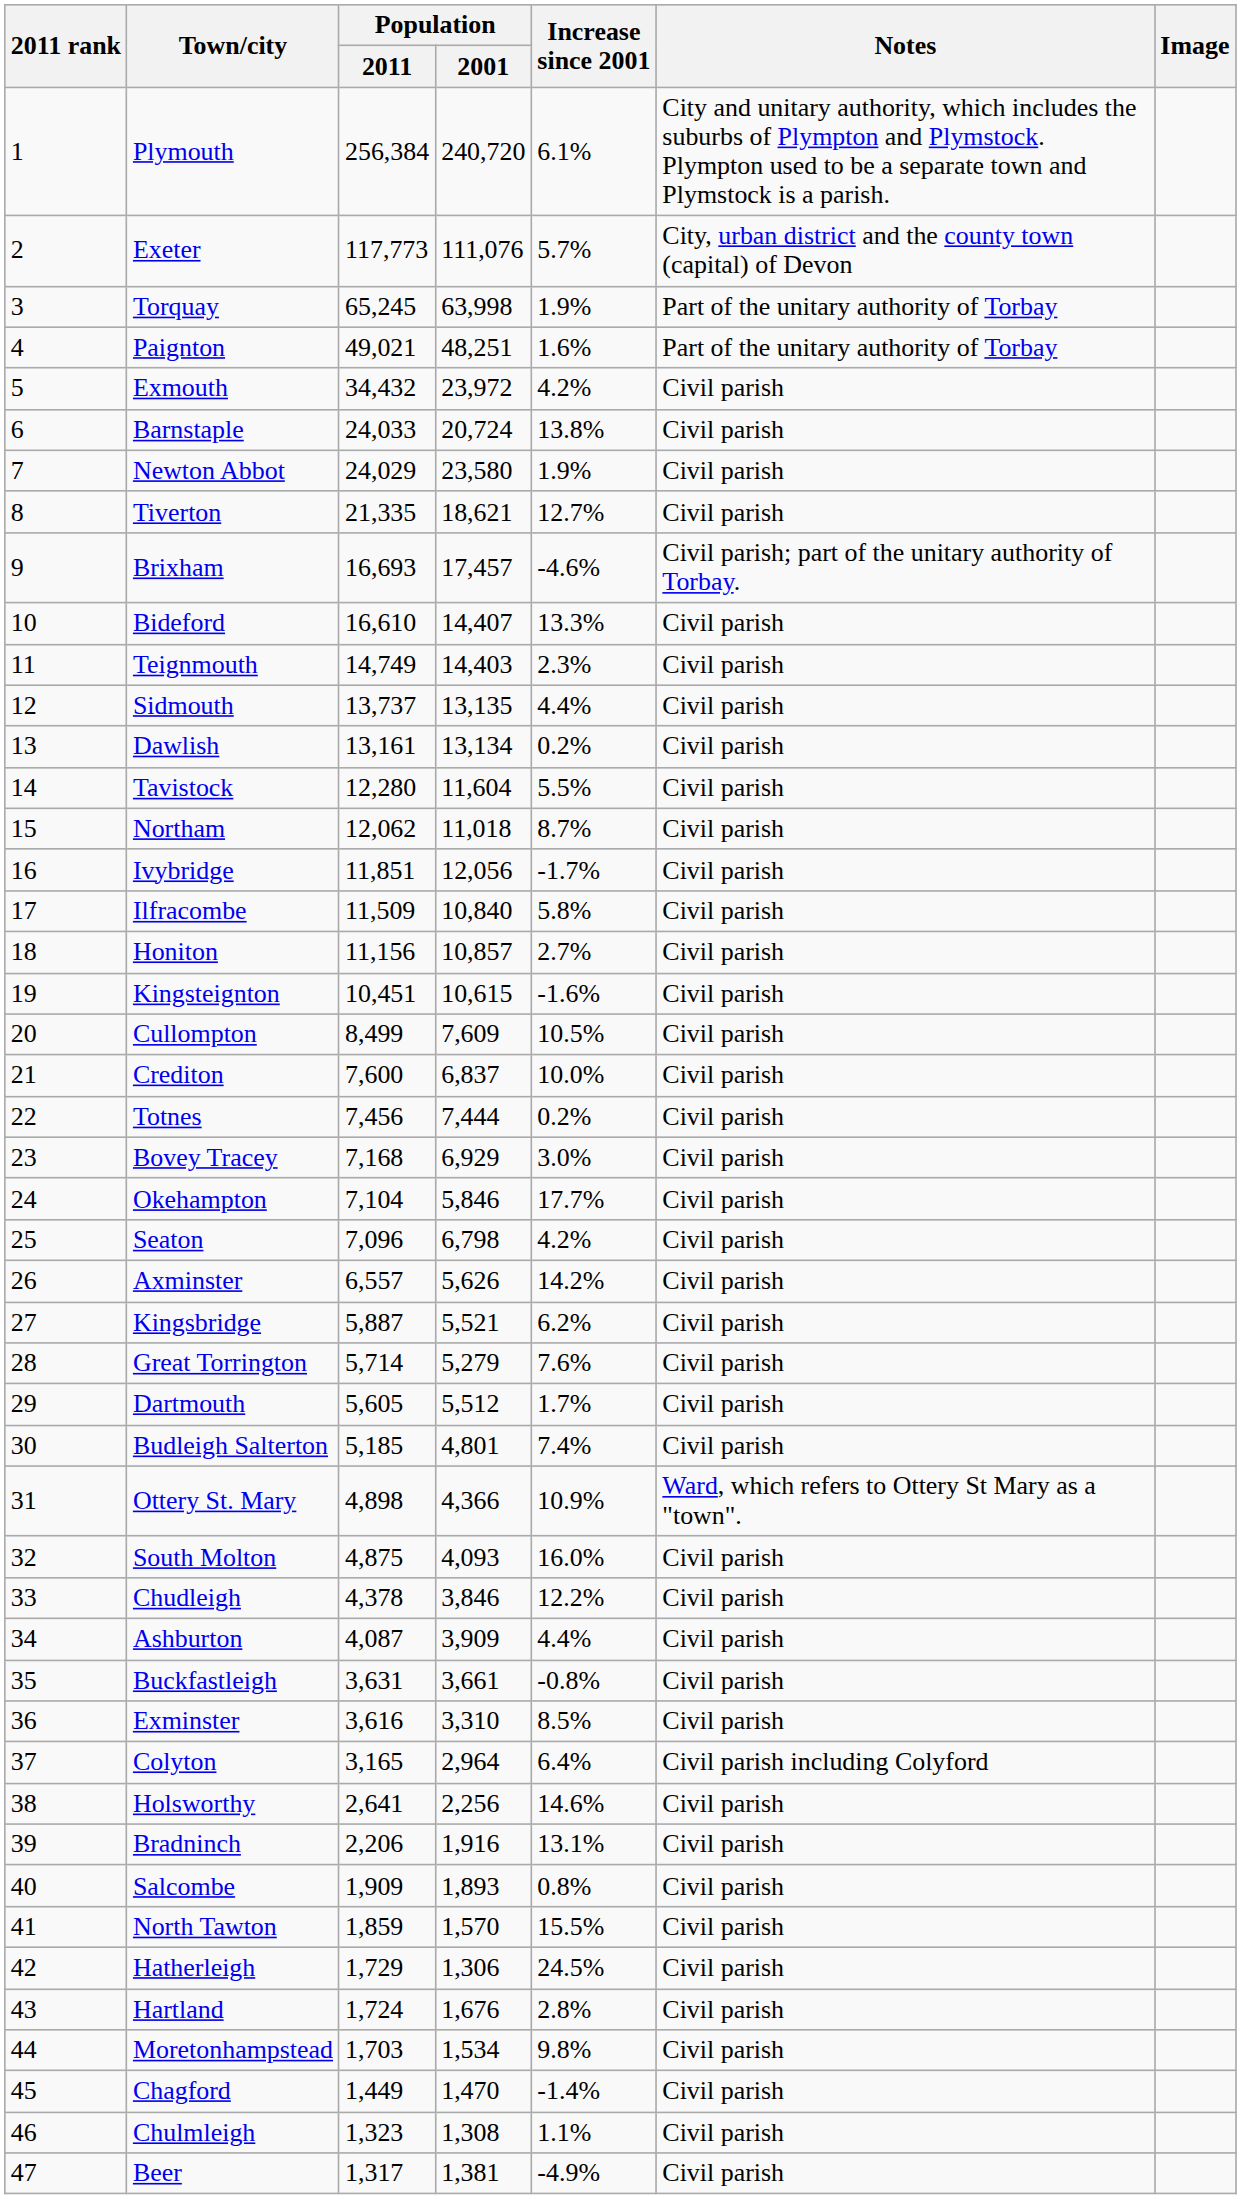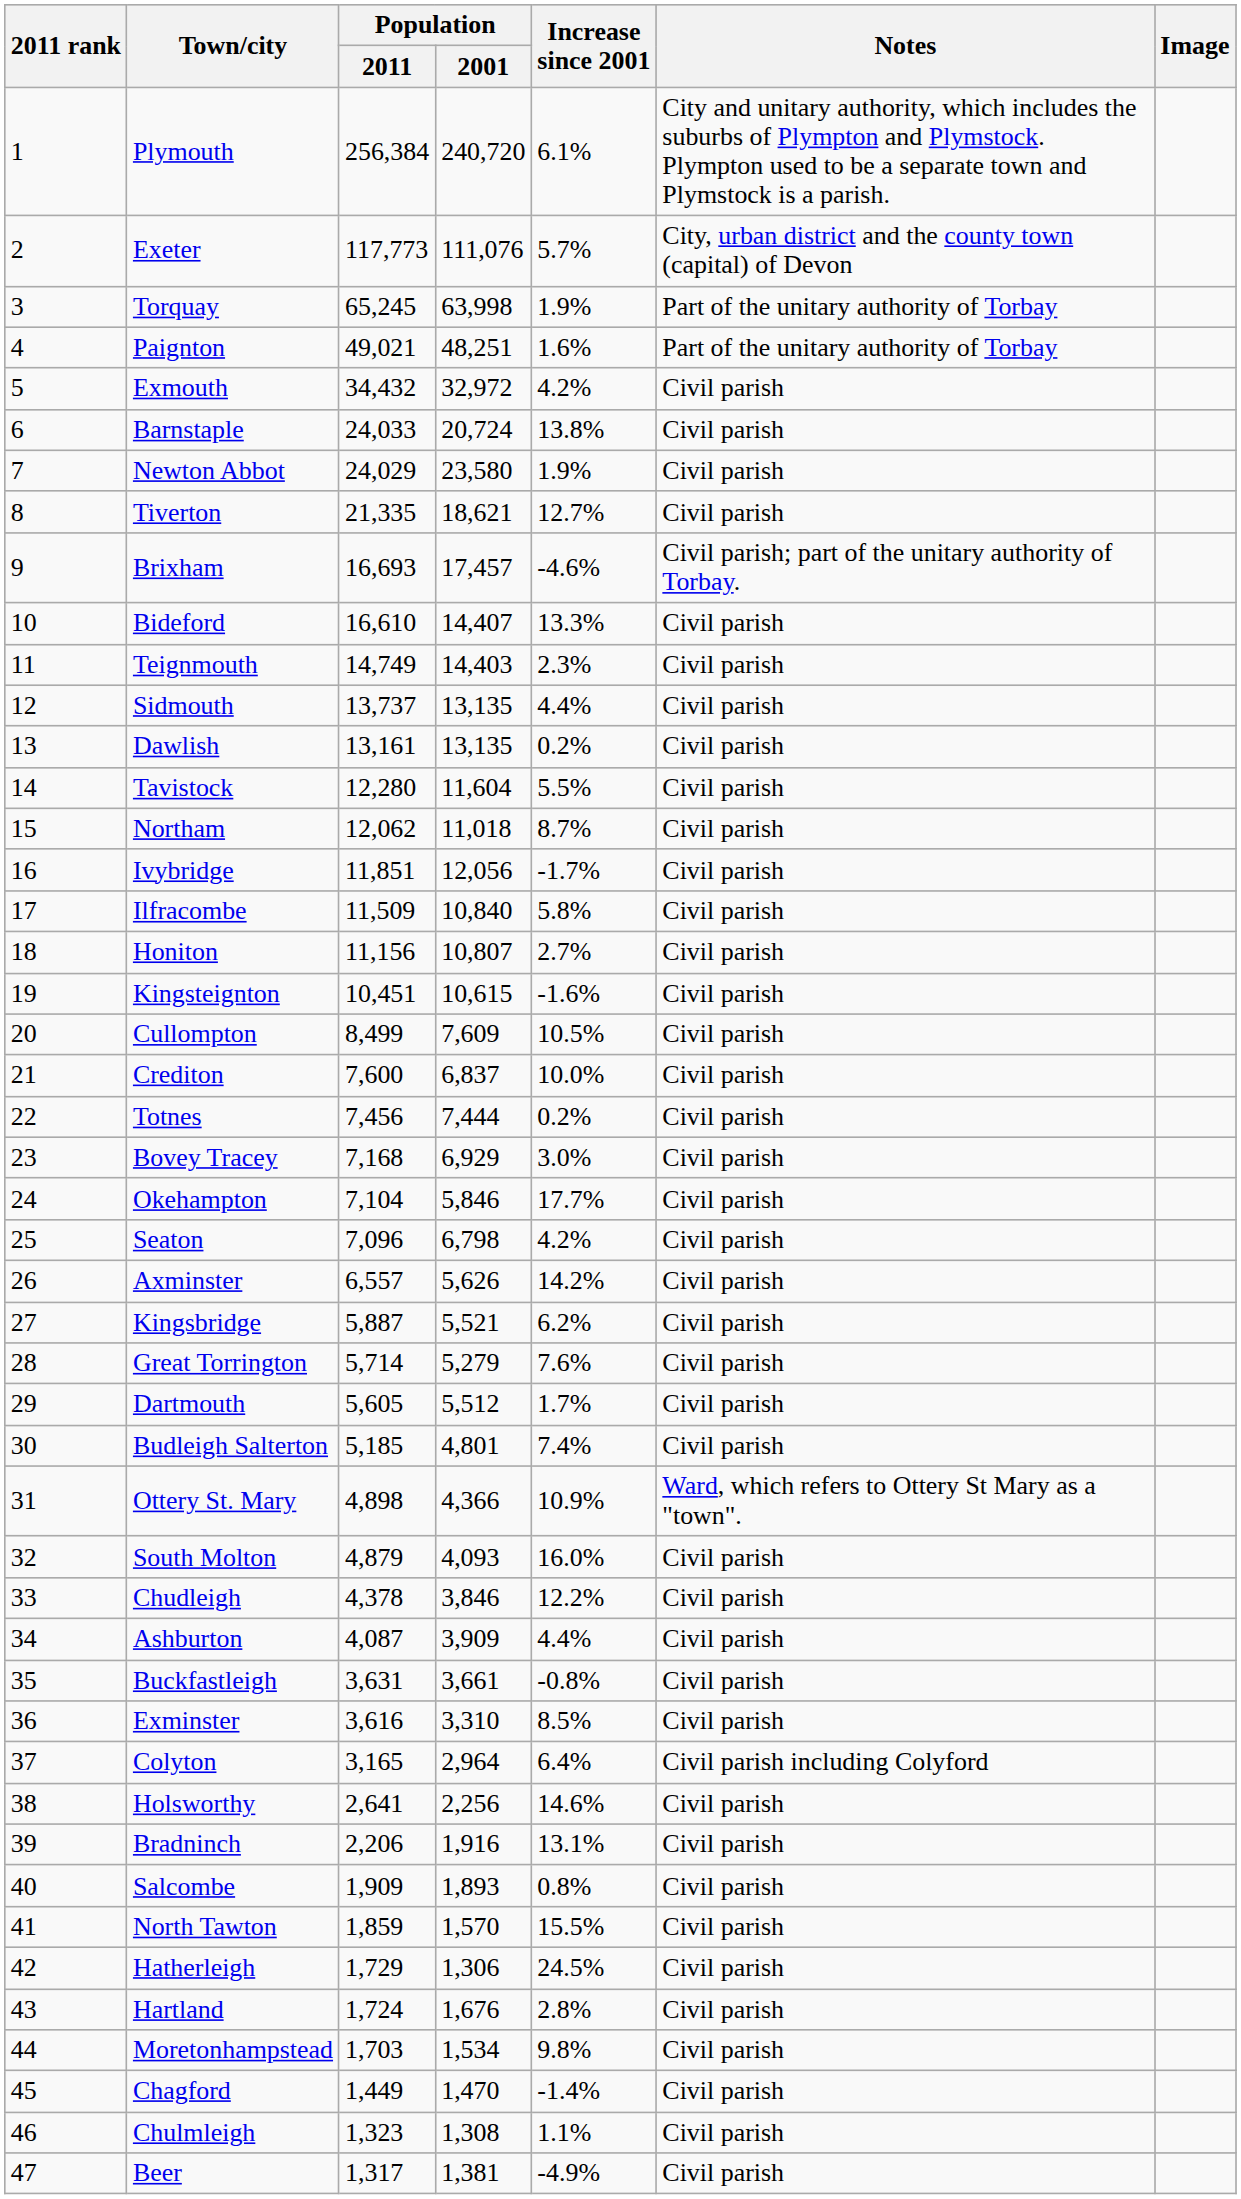(477, 388) 23,972 -> (477, 388) 32,972
(477, 746) 13,134 -> (477, 746) 13,135
(477, 951) 10,857 -> (477, 951) 10,807
(374, 1556) 4,875 -> (374, 1556) 4,879
